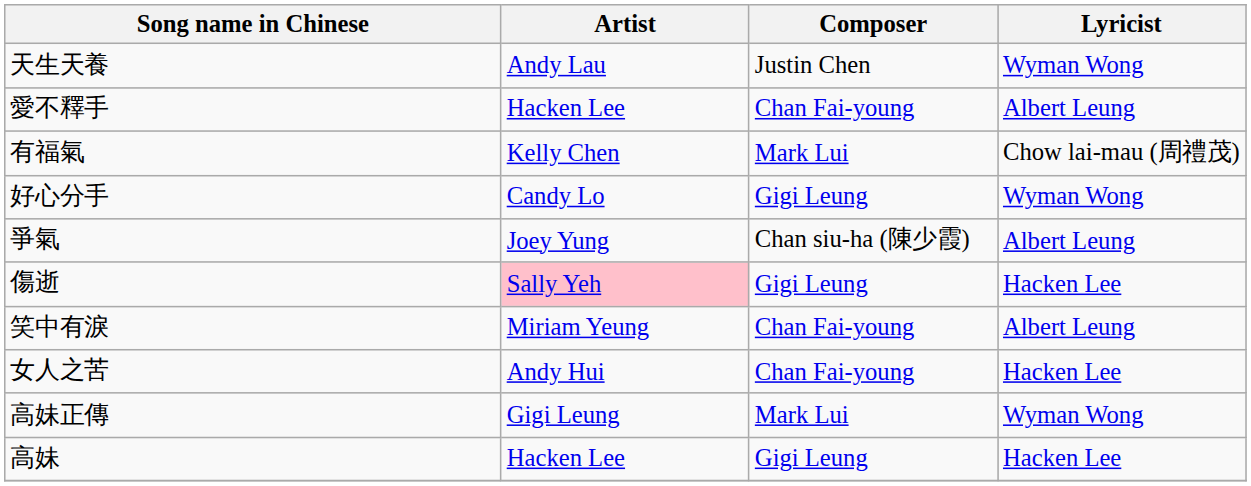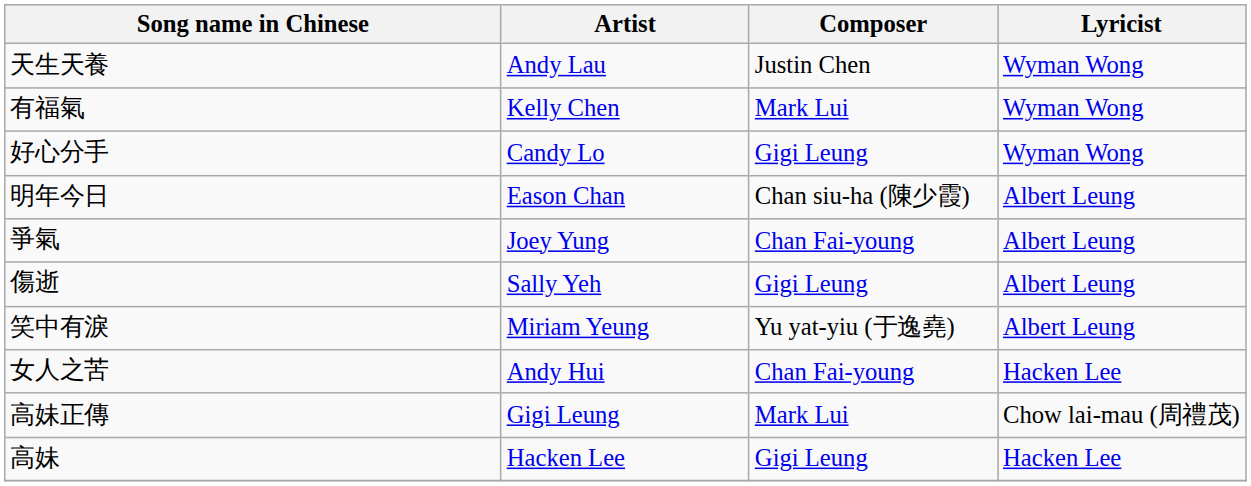- row: (60, 108)
(1121, 152) Chow lai-mau (周禮茂) -> (1073, 109) Wyman Wong
+ row: (60, 195)
(862, 239) Chan siu-ha (陳少霞) -> (835, 240) Chan Fai-young
(554, 283) pink background -> (554, 283) no background
(1062, 283) Hacken Lee -> (1069, 283) Albert Leung
(835, 327) Chan Fai-young -> (855, 326) Yu yat-yiu (于逸堯)
(1073, 415) Wyman Wong -> (1121, 414) Chow lai-mau (周禮茂)
